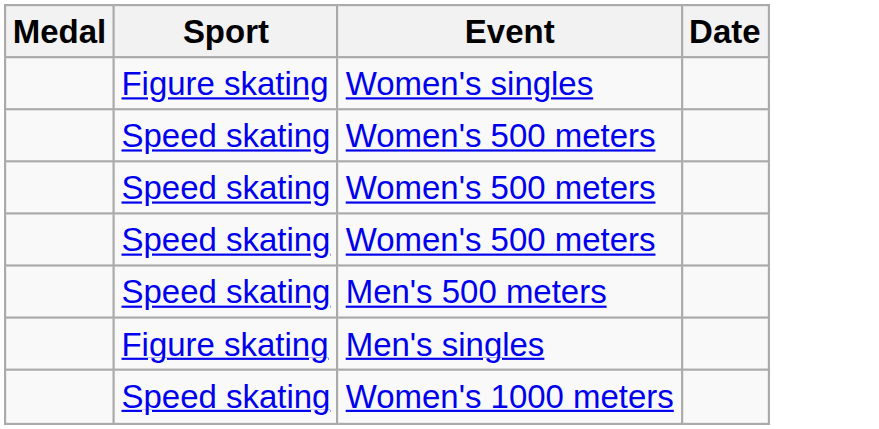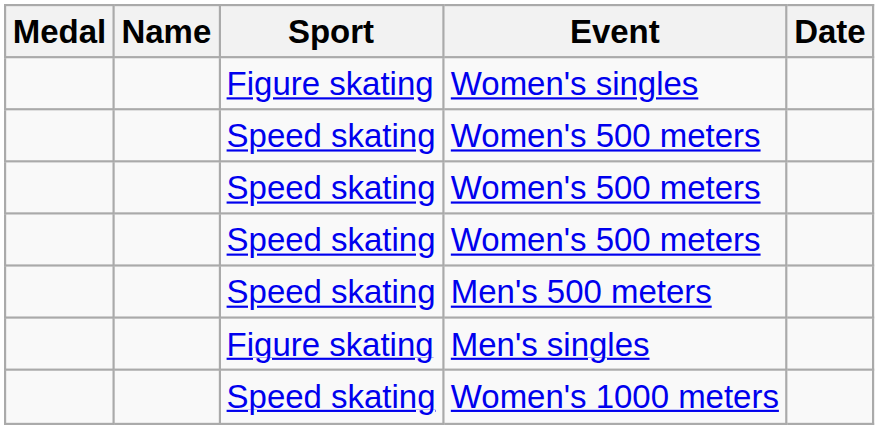+ column: (166, 31)
